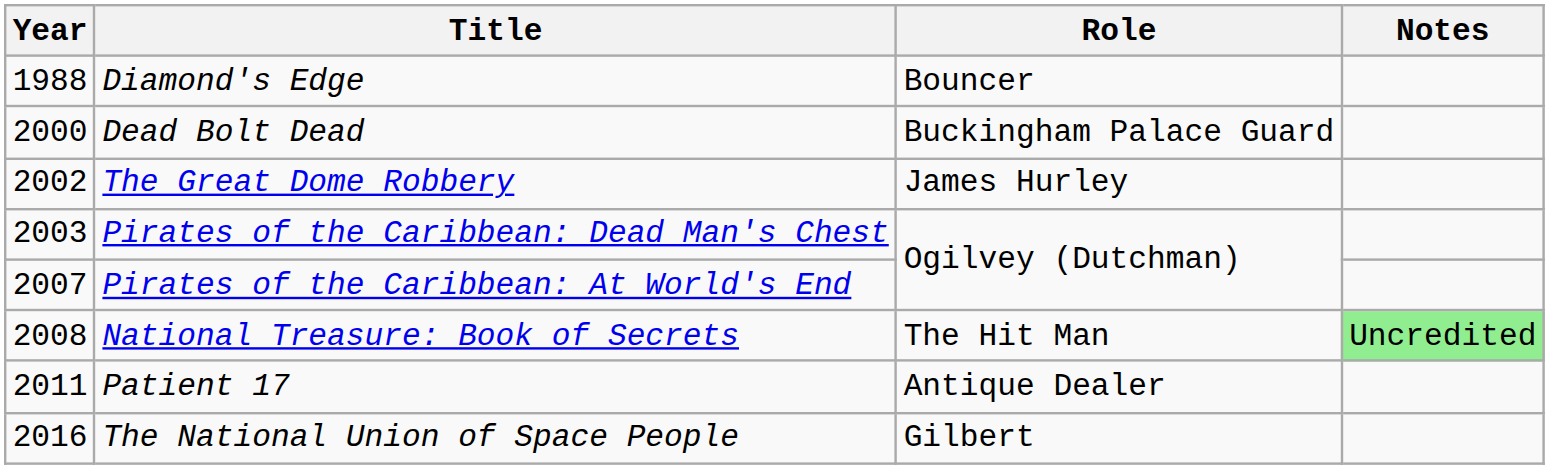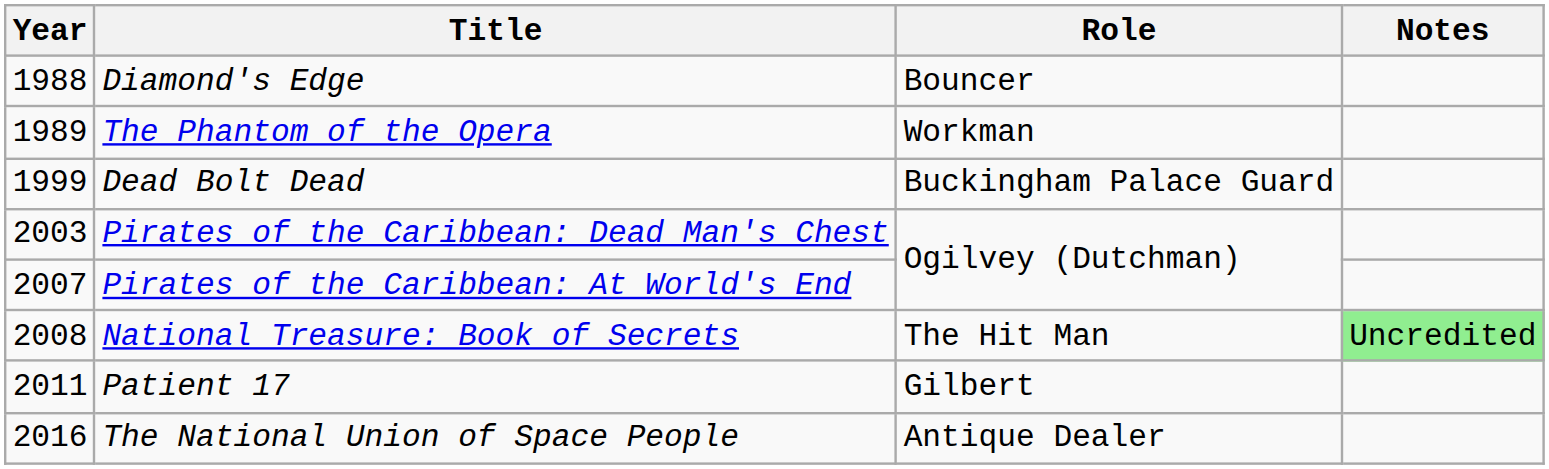+ row: (327, 132)
(50, 132) 2000 -> (50, 183) 1999
- row: (308, 183)
(1035, 387) Antique Dealer -> (969, 387) Gilbert
(969, 437) Gilbert -> (1035, 437) Antique Dealer
